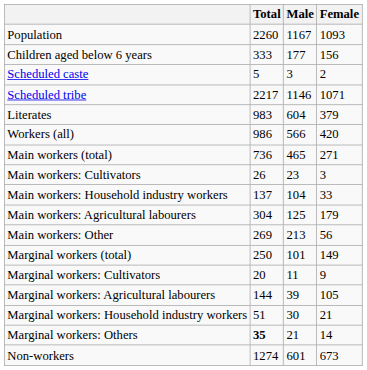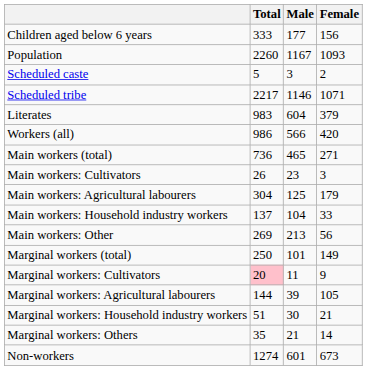rows swapped: (35, 34) <-> (80, 54)
rows swapped: (102, 214) <-> (118, 194)
(259, 275) no background -> (259, 275) pink background
(259, 335) bold -> (259, 335) normal
